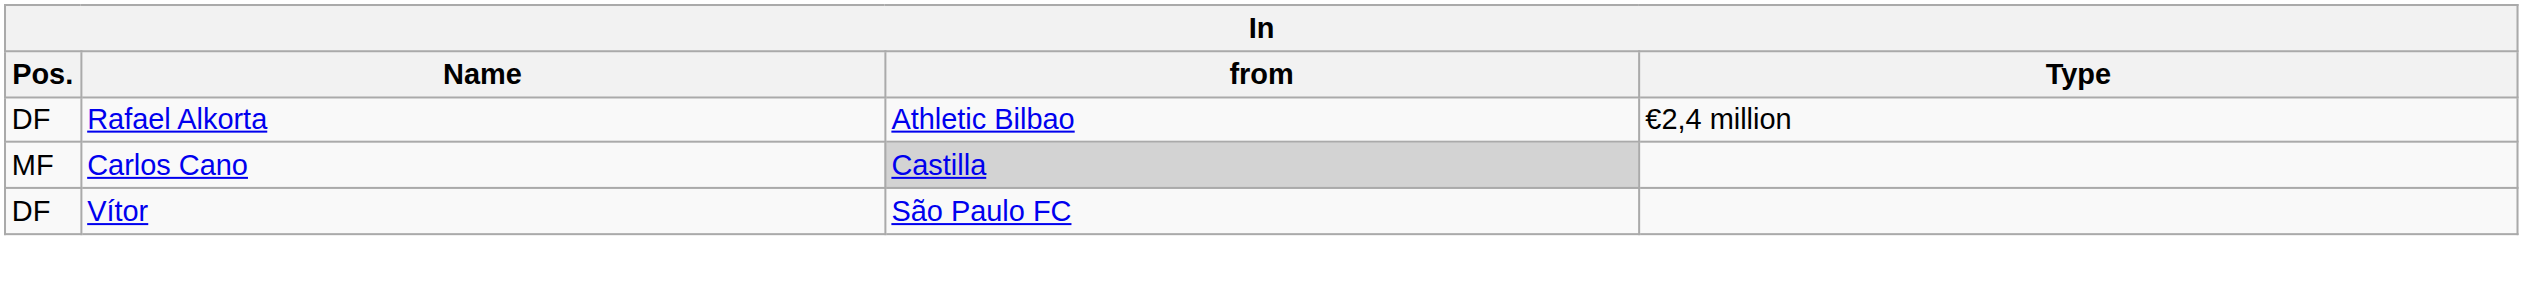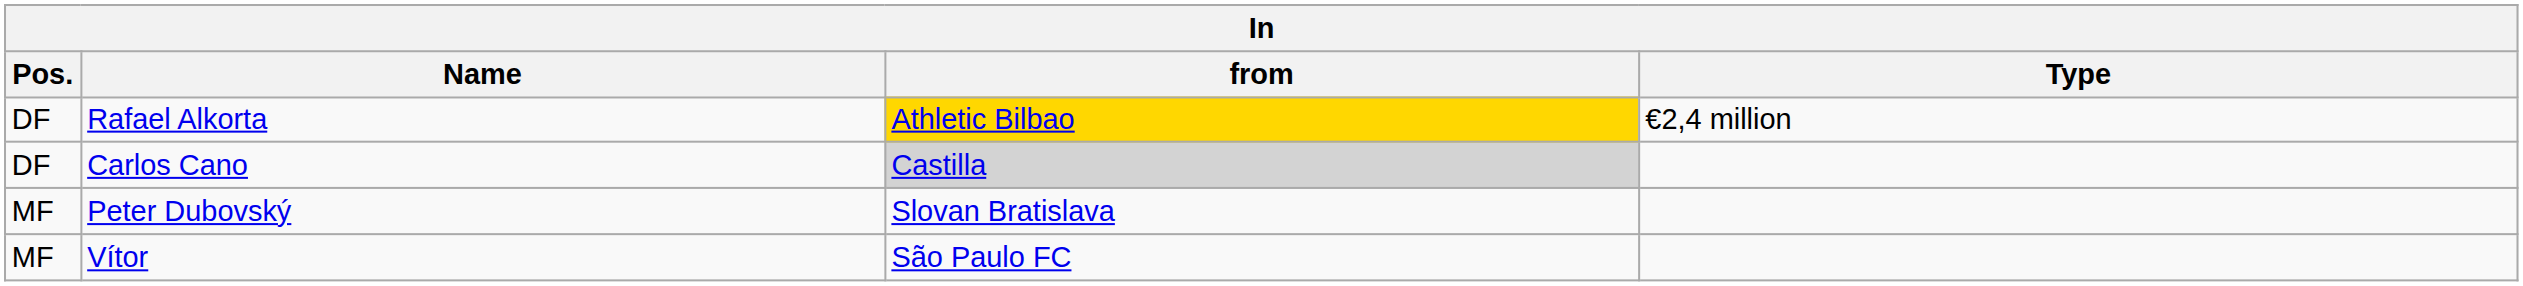(983, 120) no background -> (983, 120) gold background
(33, 165) MF -> (31, 165) DF
+ row: (189, 211)
(31, 211) DF -> (33, 257) MF
